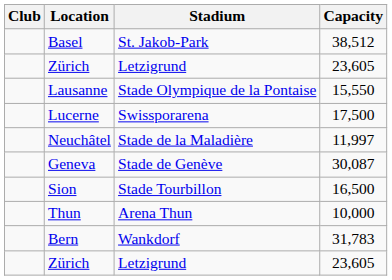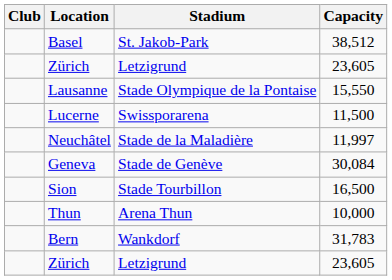(353, 115) 17,500 -> (353, 115) 11,500
(353, 164) 30,087 -> (353, 164) 30,084
